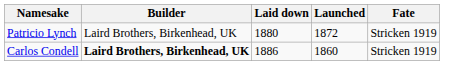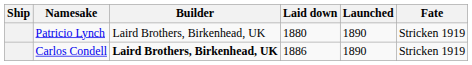+ column: (19, 13)
(326, 32) 1872 -> (355, 32) 1890
(326, 51) 1860 -> (355, 51) 1890
